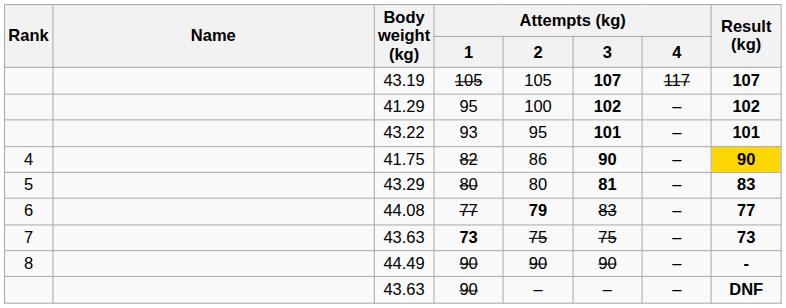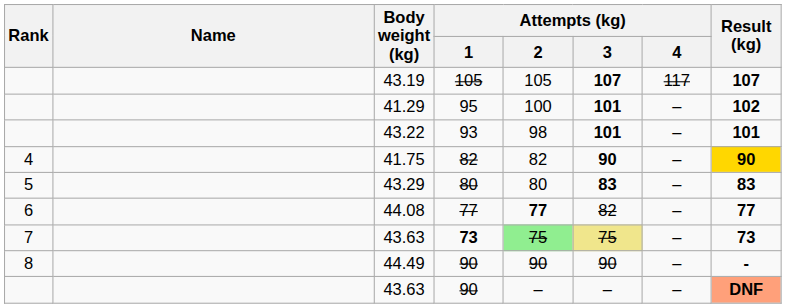(607, 106) 102 -> (607, 106) 101
(538, 133) 95 -> (538, 133) 98
(538, 159) 86 -> (538, 159) 82
(607, 185) 81 -> (607, 185) 83
(538, 211) 79 -> (538, 211) 77
(607, 211) 83 -> (607, 211) 82
(538, 237) no background -> (538, 237) lightgreen background
(607, 237) no background -> (607, 237) khaki background
(746, 289) no background -> (746, 289) lightsalmon background
